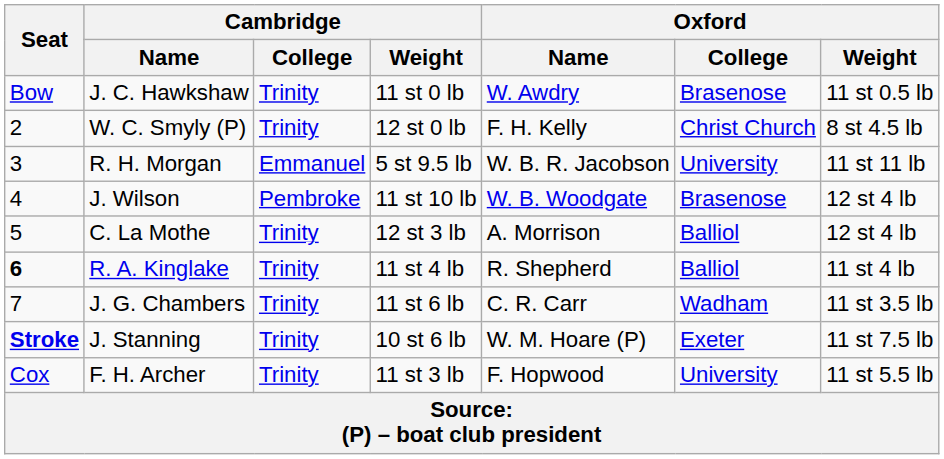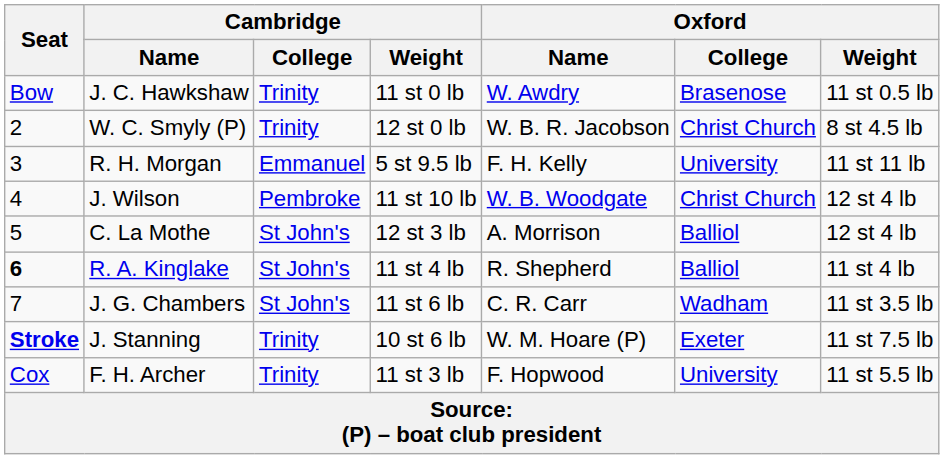(537, 127) F. H. Kelly -> (578, 127) W. B. R. Jacobson
(578, 163) W. B. R. Jacobson -> (537, 163) F. H. Kelly
(733, 198) Brasenose -> (748, 198) Christ Church
(289, 233) Trinity -> (304, 233) St John's
(289, 269) Trinity -> (304, 269) St John's
(289, 304) Trinity -> (304, 304) St John's
